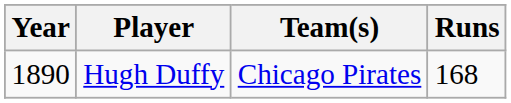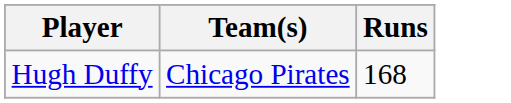- column: (41, 27)
